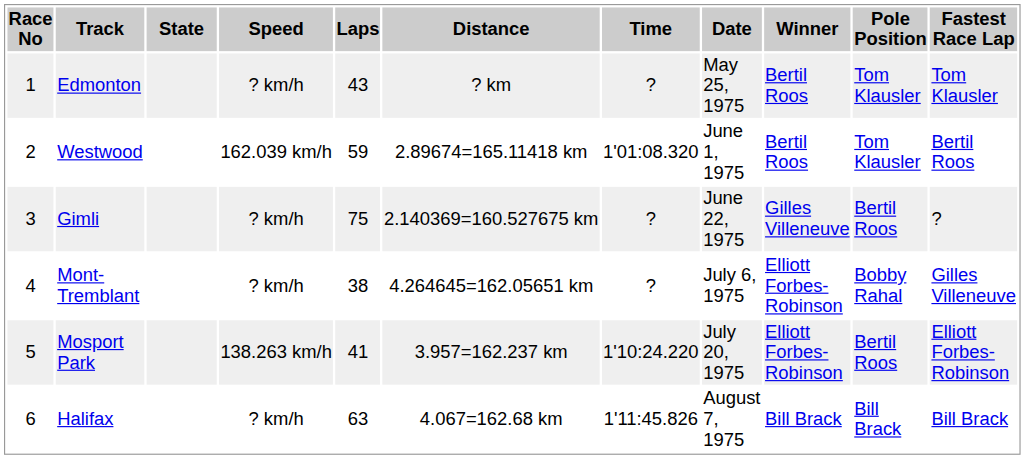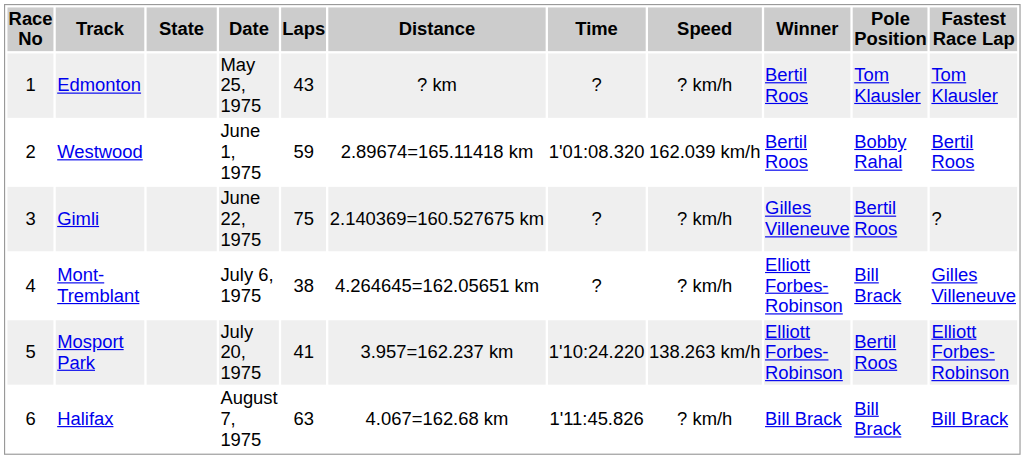columns swapped: (732, 29) <-> (276, 29)
(887, 152) Tom Klausler -> (880, 152) Bobby Rahal
(880, 285) Bobby Rahal -> (878, 285) Bill Brack
